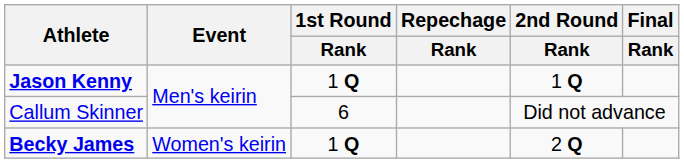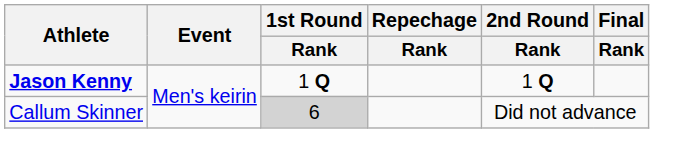(343, 112) no background -> (314, 112) lightgrey background
- row: (72, 144)
